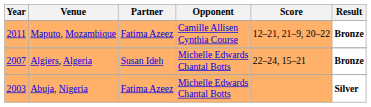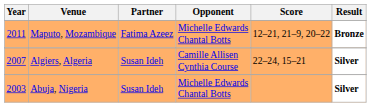(208, 34) Camille Allisen Cynthia Course -> (213, 34) Michelle Edwards Chantal Botts
(213, 61) Michelle Edwards Chantal Botts -> (208, 61) Camille Allisen Cynthia Course
(349, 61) Bronze -> (347, 61) Silver
(147, 89) Fatima Azeez -> (142, 89) Susan Ideh
